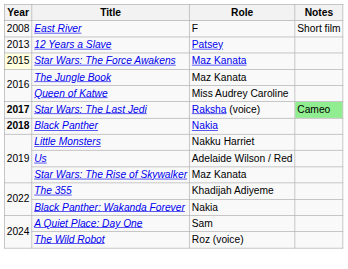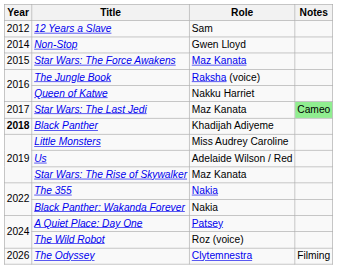- row: (58, 28)
(18, 45) 2013 -> (18, 28) 2012
(207, 45) Patsey -> (202, 28) Sam
+ row: (56, 45)
(18, 61) lightyellow background -> (18, 61) no background
(219, 77) Maz Kanata -> (226, 77) Raksha (voice)
(240, 93) Miss Audrey Caroline -> (223, 93) Nakku Harriet
(18, 110) bold -> (18, 110) normal
(226, 110) Raksha (voice) -> (219, 110) Maz Kanata
(205, 126) Nakia -> (233, 126) Khadijah Adiyeme
(223, 142) Nakku Harriet -> (240, 142) Miss Audrey Caroline
(233, 191) Khadijah Adiyeme -> (205, 191) Nakia
(202, 223) Sam -> (207, 223) Patsey
+ row: (64, 256)
